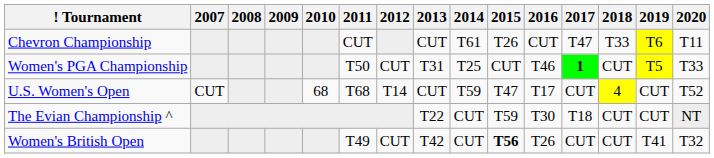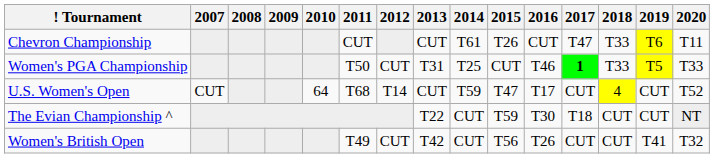(617, 66) CUT -> (617, 66) T33
(321, 91) 68 -> (321, 91) 64
(506, 141) bold -> (506, 141) normal
